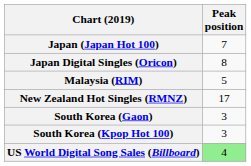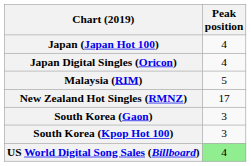(224, 44) 7 -> (224, 44) 4
(224, 62) 8 -> (224, 62) 4
